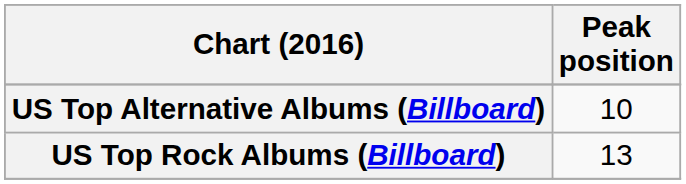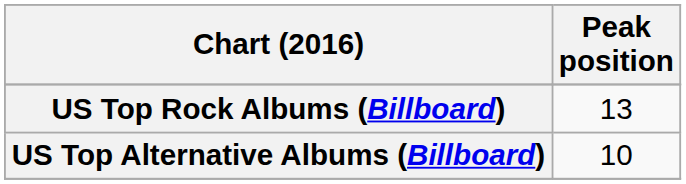rows swapped: (278, 108) <-> (278, 155)
